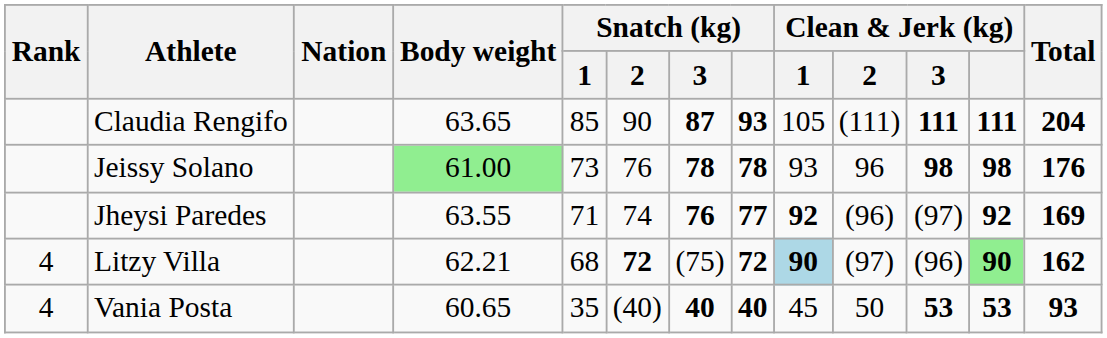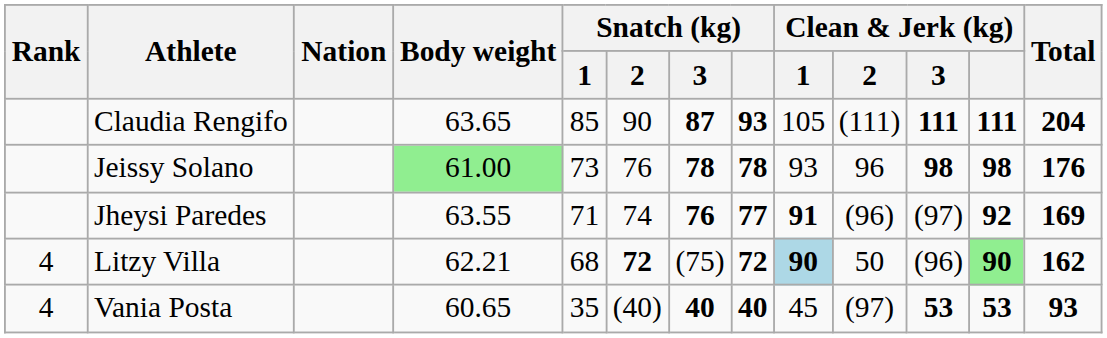(803, 214) 92 -> (803, 214) 91
(870, 261) (97) -> (870, 261) 50
(870, 307) 50 -> (870, 307) (97)
